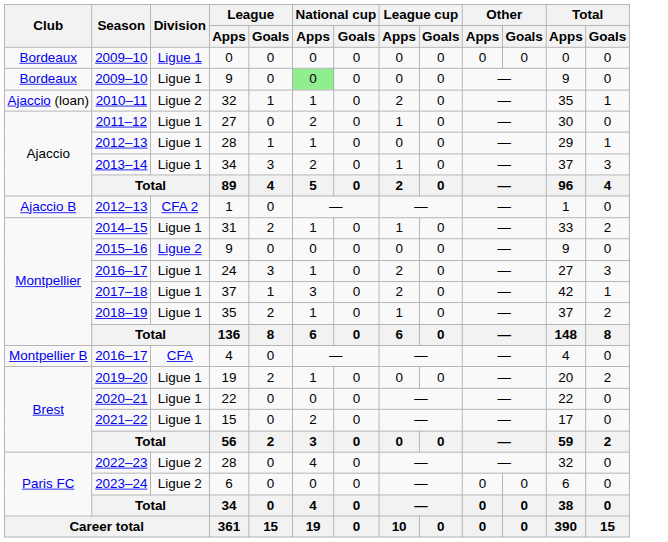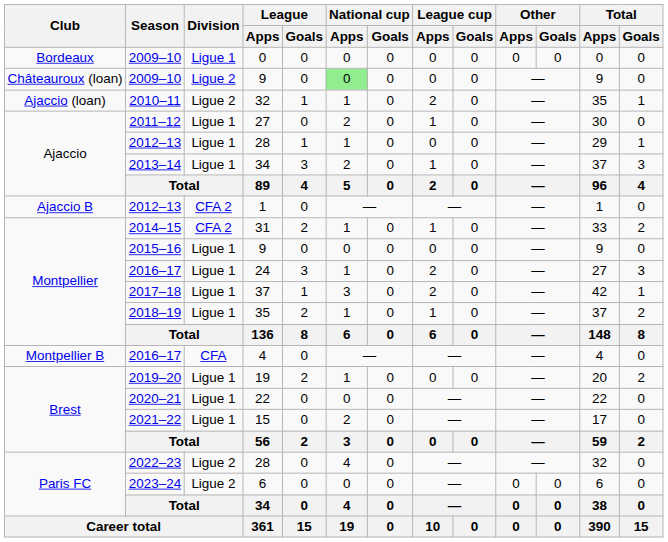(48, 79) Bordeaux -> (65, 79) Châteauroux (loan)
(180, 79) Ligue 1 -> (213, 79) Ligue 2
(180, 228) Ligue 1 -> (213, 228) CFA 2
(180, 249) Ligue 2 -> (213, 249) Ligue 1
